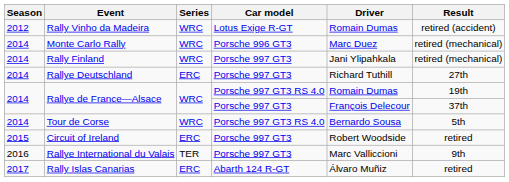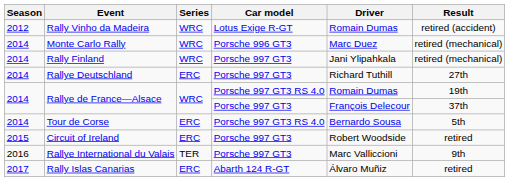(191, 121) WRC -> (190, 121) ERC
